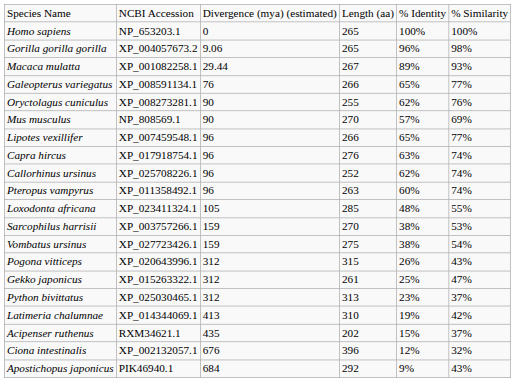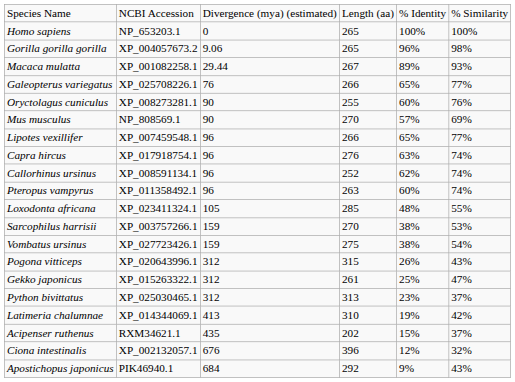(158, 84) XP_008591134.1 -> (158, 84) XP_025708226.1
(409, 102) 62% -> (409, 102) 60%
(158, 173) XP_025708226.1 -> (158, 173) XP_008591134.1
